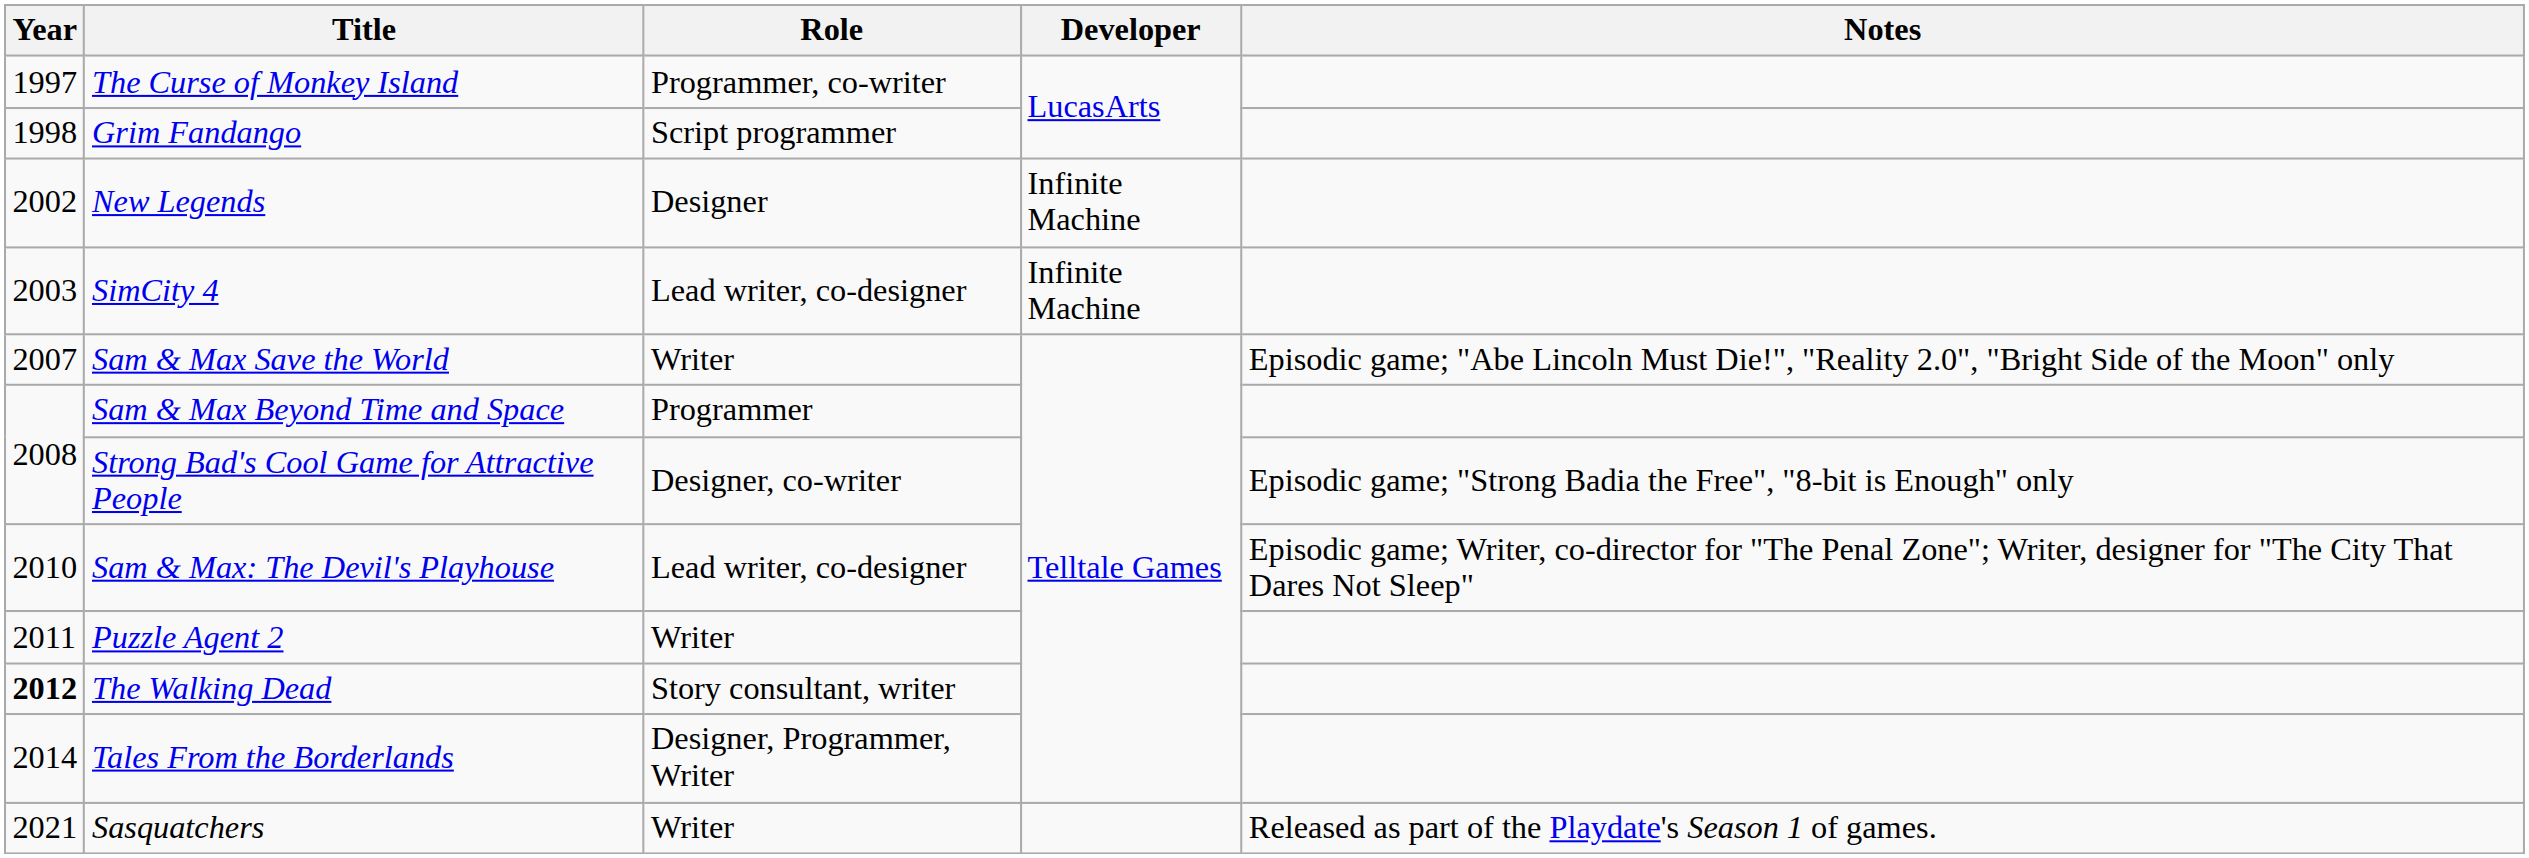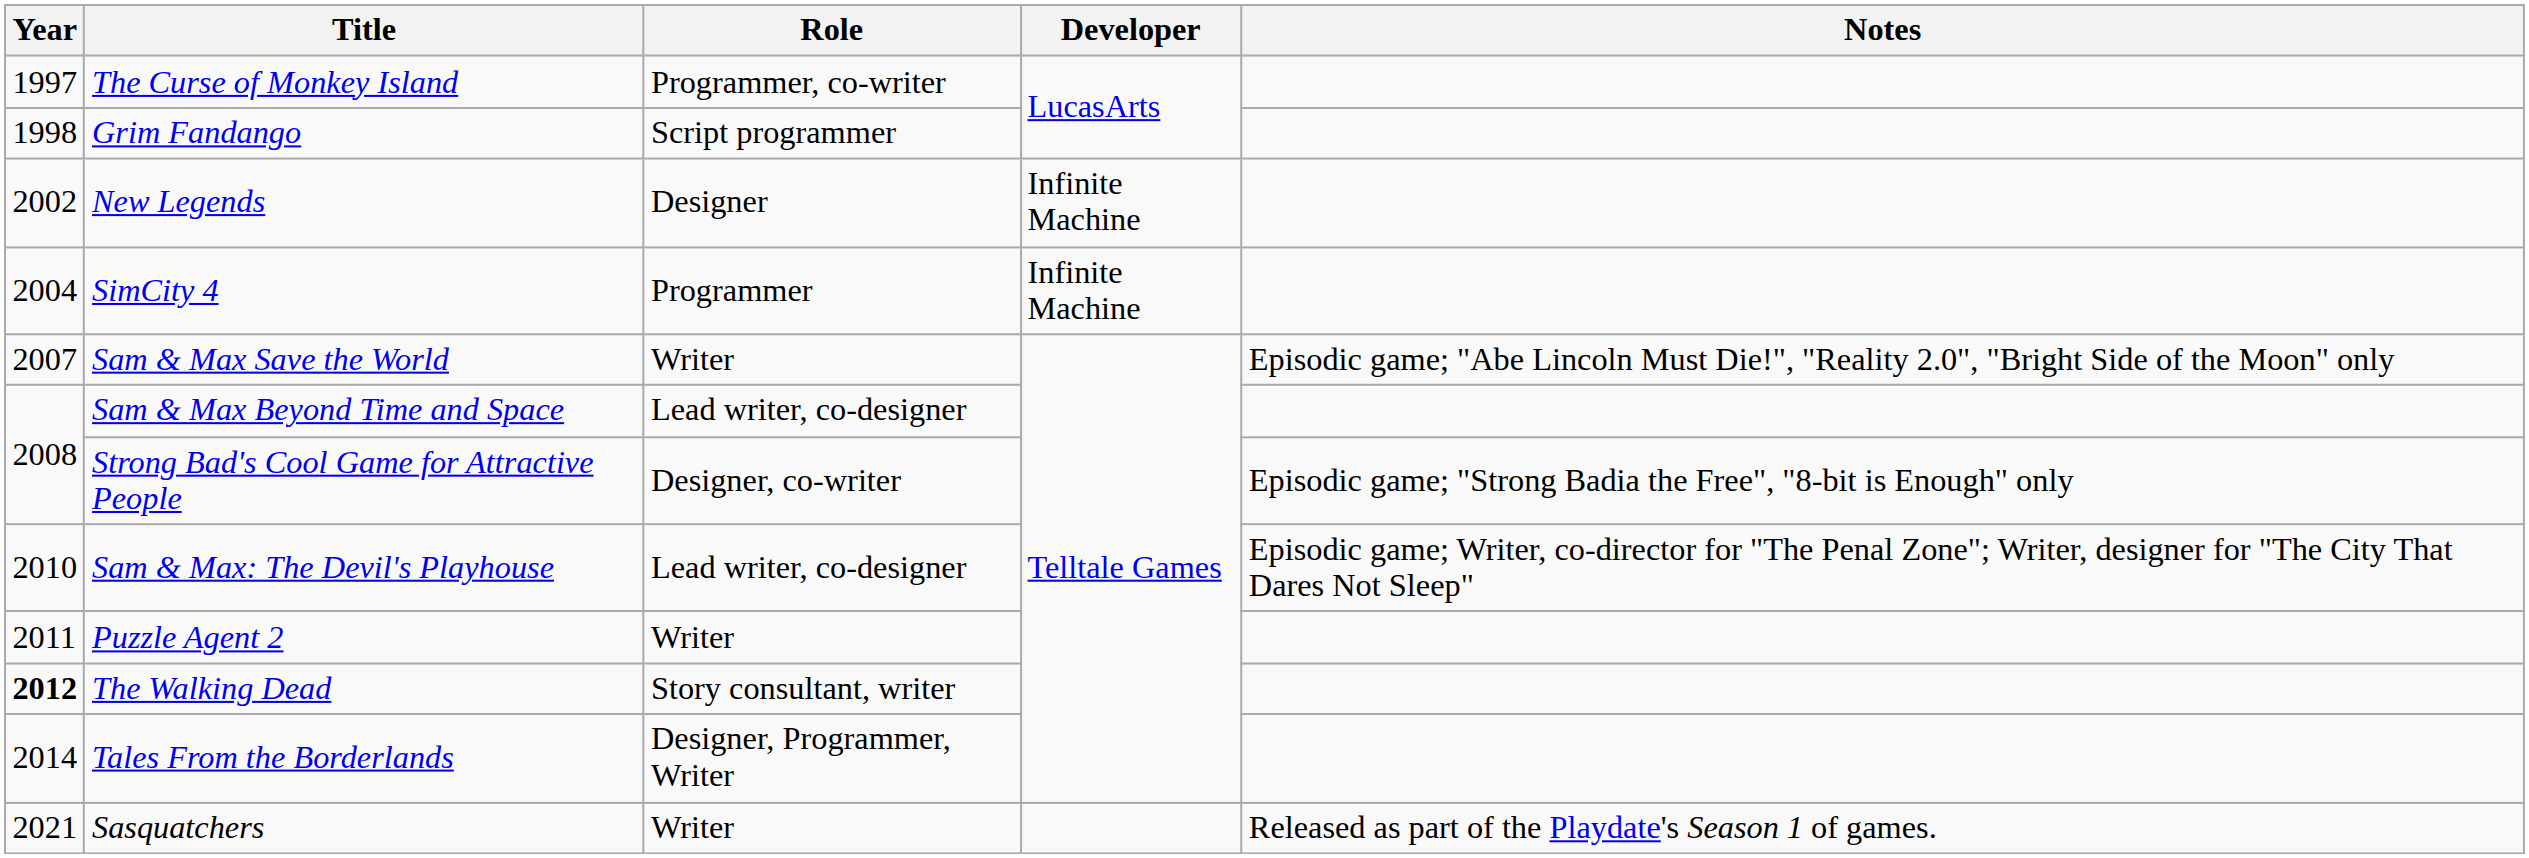(45, 289) 2003 -> (45, 289) 2004
(809, 289) Lead writer, co-designer -> (732, 289) Programmer
(732, 410) Programmer -> (809, 410) Lead writer, co-designer
